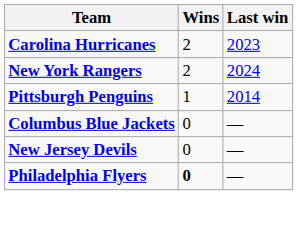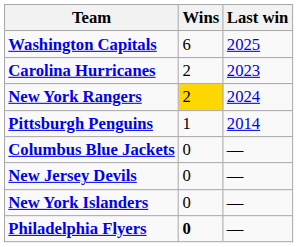+ row: (83, 44)
(187, 70) no background -> (187, 96) gold background
+ row: (78, 202)
